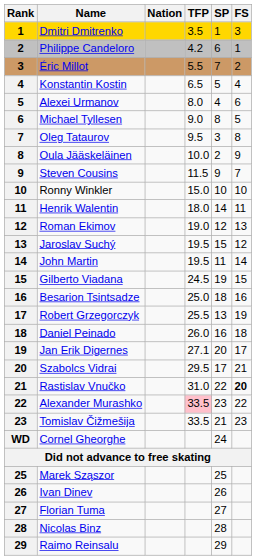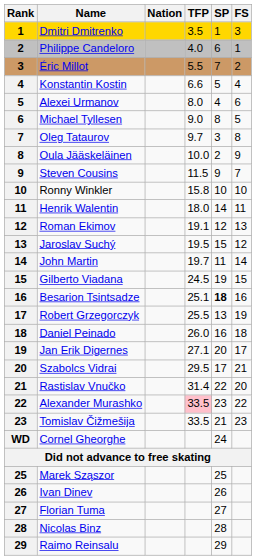(195, 48) 4.2 -> (195, 48) 4.0
(195, 84) 6.5 -> (195, 84) 6.6
(195, 137) 9.5 -> (195, 137) 9.7
(198, 191) 15.0 -> (198, 191) 15.8
(198, 226) 19.0 -> (198, 226) 19.1
(198, 262) 19.5 -> (198, 262) 19.7
(198, 297) 25.0 -> (198, 297) 25.1
(221, 297) normal -> (221, 297) bold
(198, 386) 31.0 -> (198, 386) 31.4
(241, 386) bold -> (241, 386) normal
